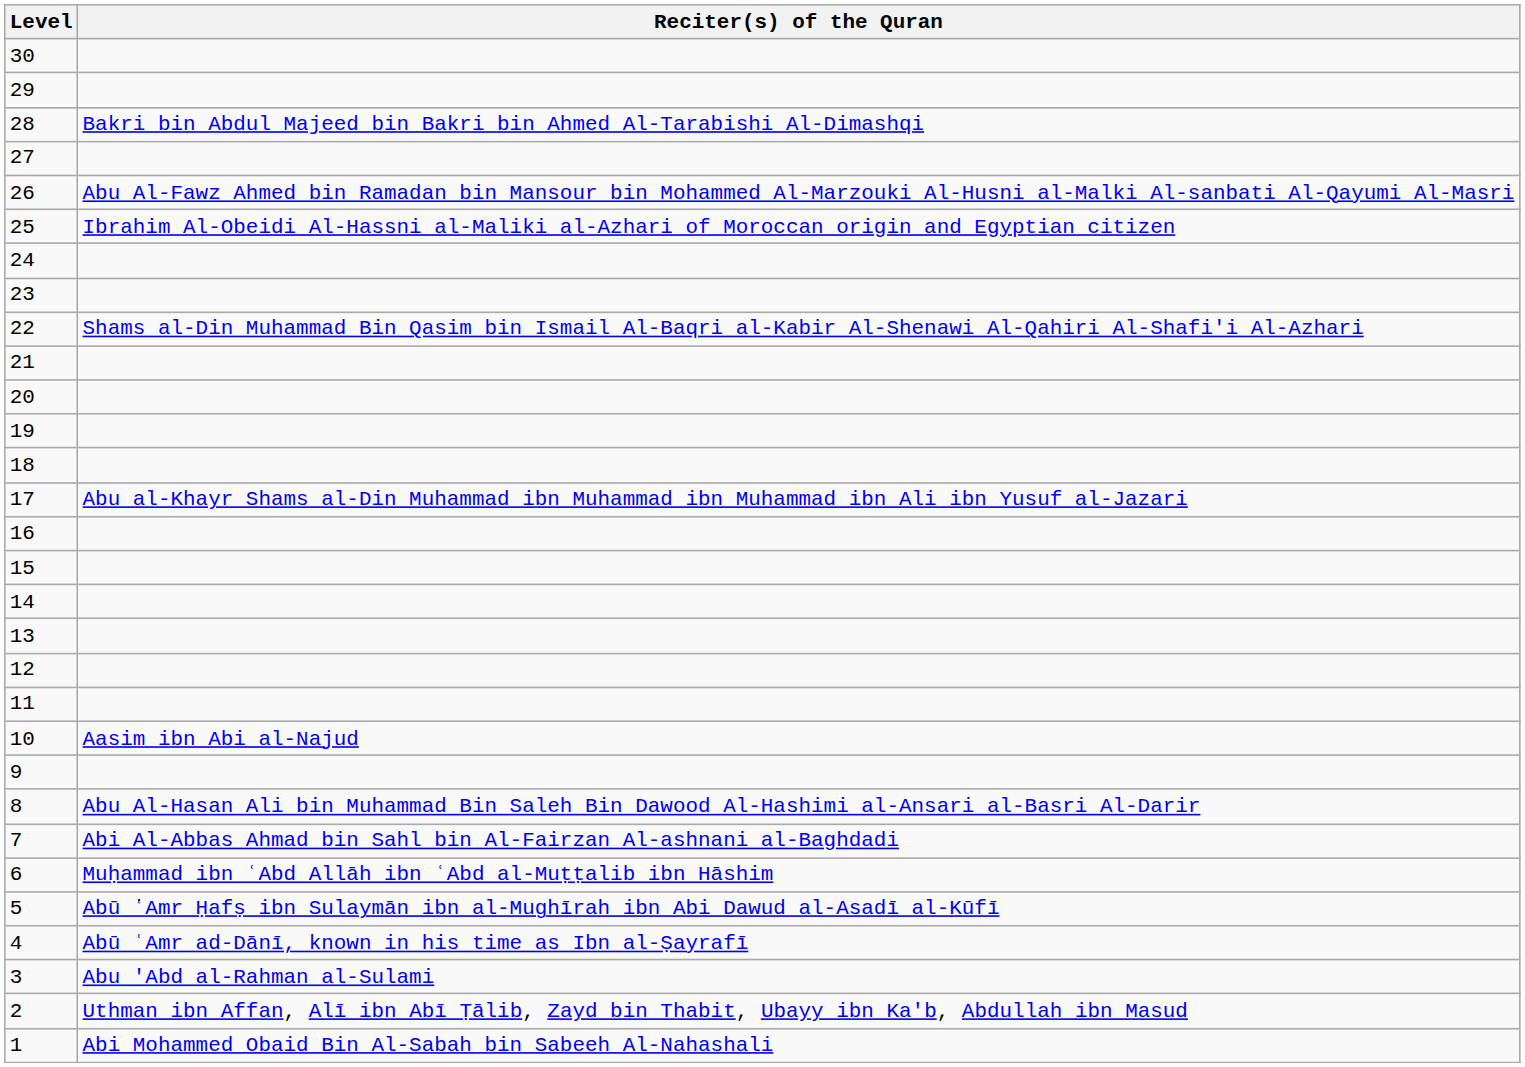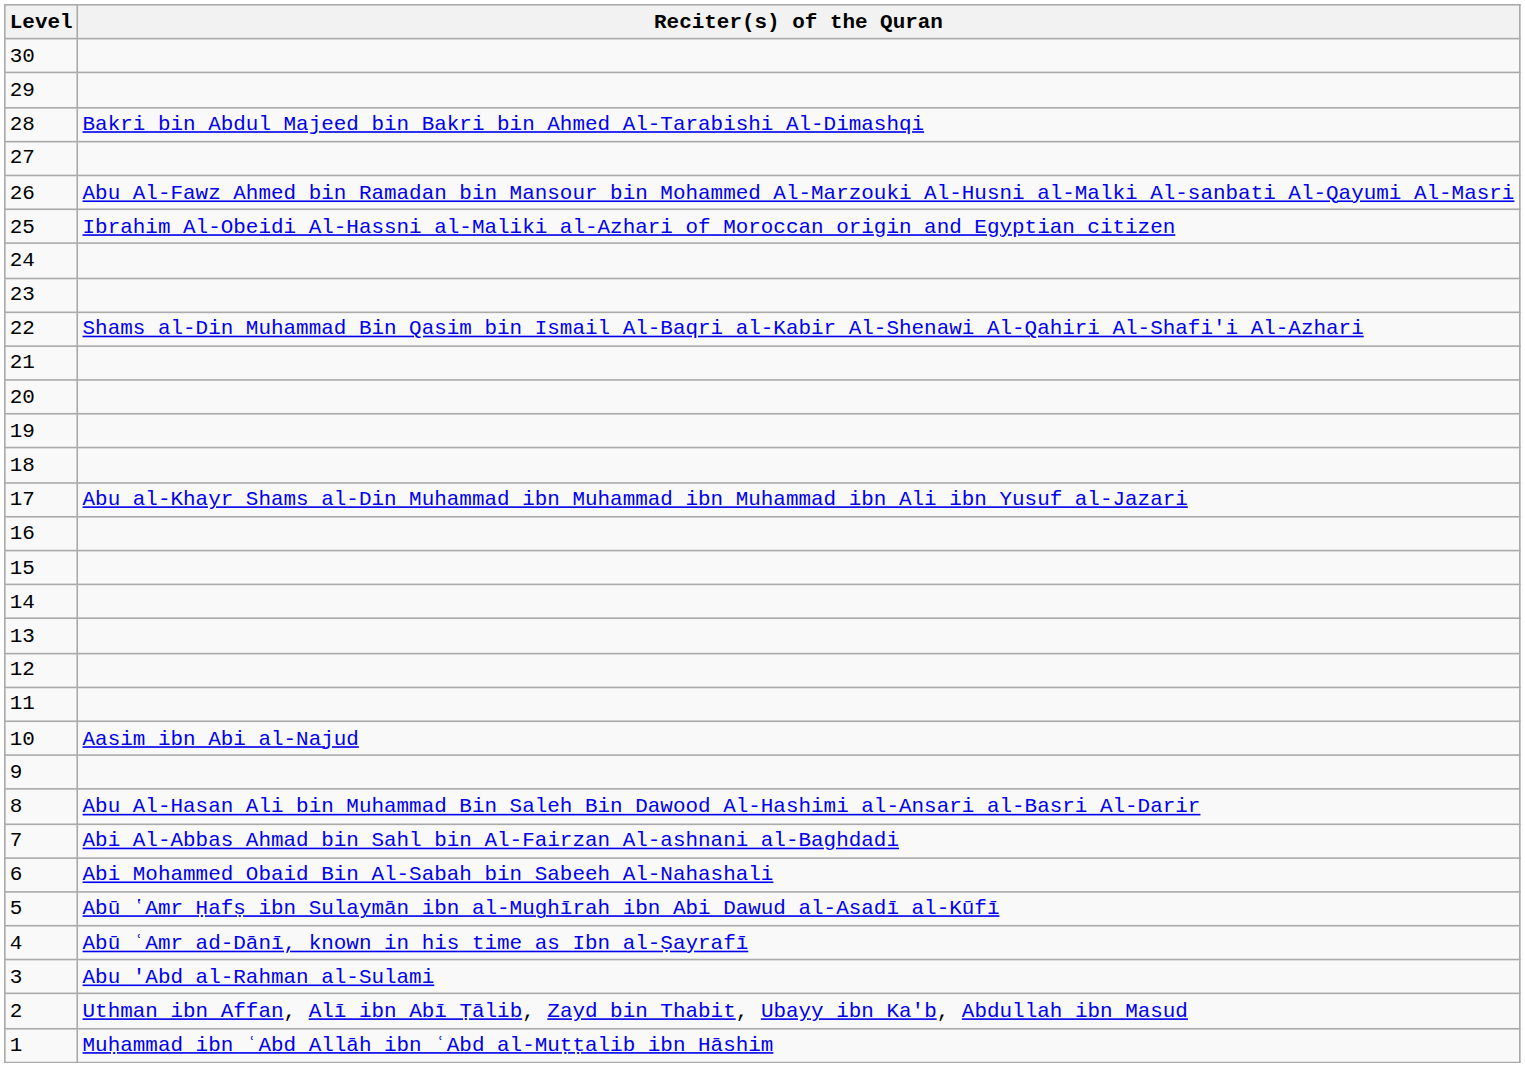(428, 875) Muḥammad ibn ʿAbd Allāh ibn ʿAbd al-Muṭṭalib ibn Hāshim -> (428, 875) Abi Mohammed Obaid Bin Al-Sabah bin Sabeeh Al-Nahashali
(428, 1045) Abi Mohammed Obaid Bin Al-Sabah bin Sabeeh Al-Nahashali -> (428, 1045) Muḥammad ibn ʿAbd Allāh ibn ʿAbd al-Muṭṭalib ibn Hāshim
